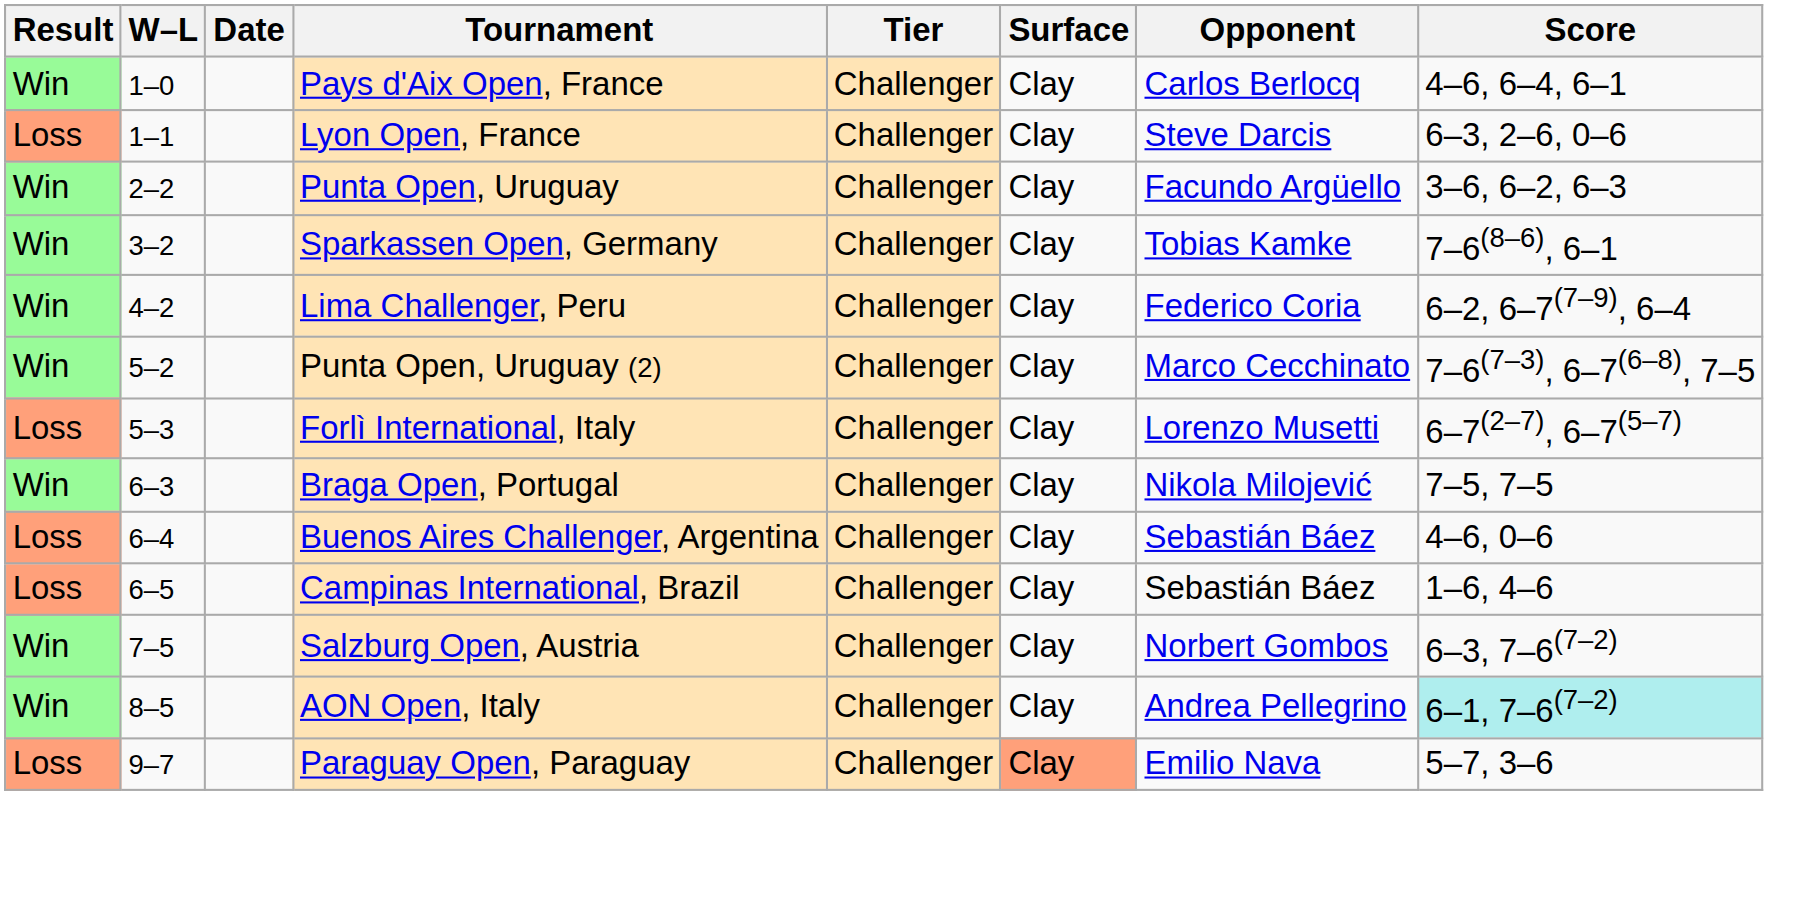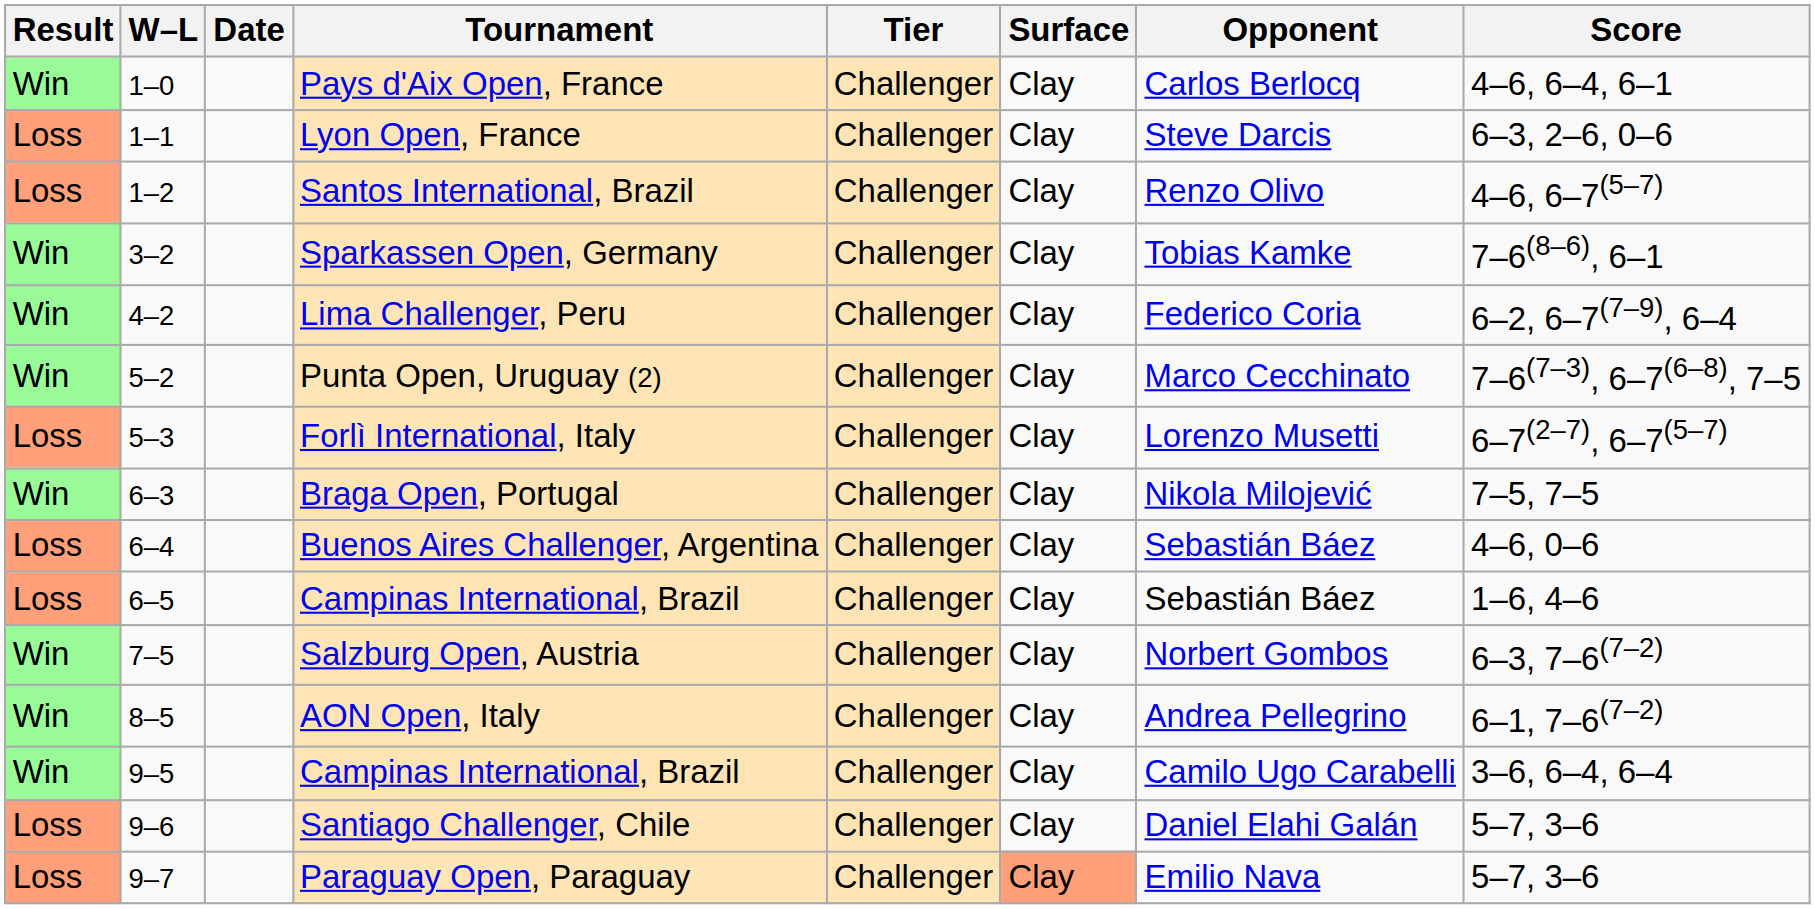+ row: (151, 193)
- row: (151, 189)
(1522, 706) paleturquoise background -> (1567, 715) no background
+ row: (151, 774)
+ row: (151, 826)
